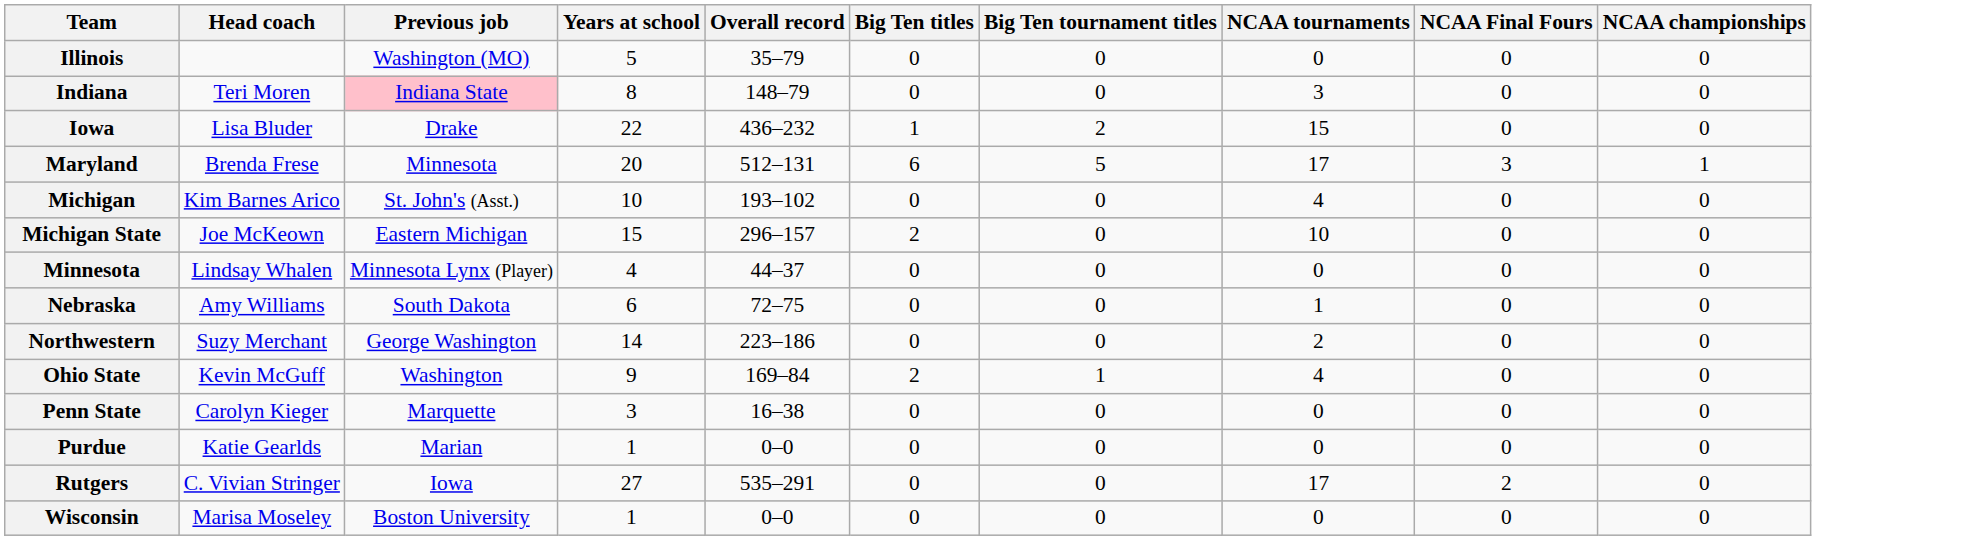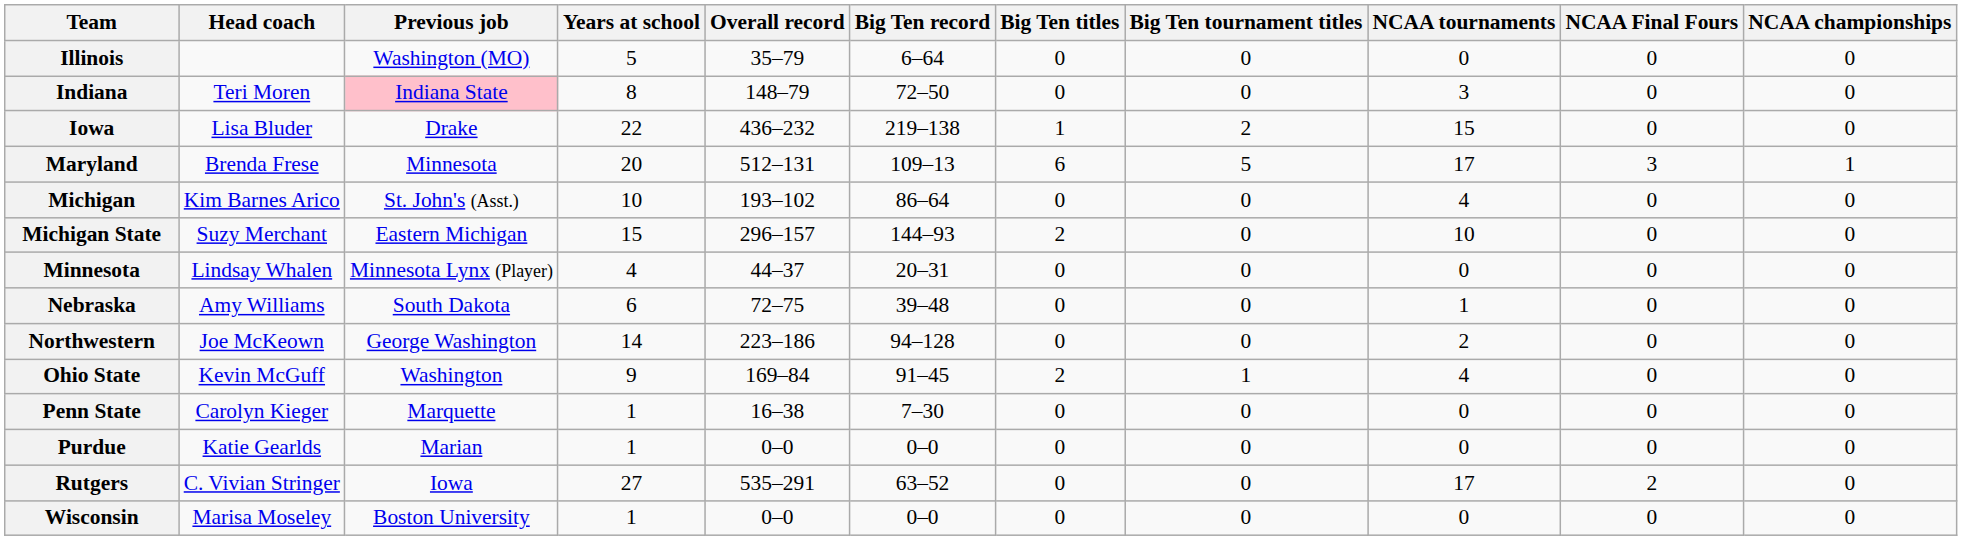+ column: (923, 22)
(262, 234) Joe McKeown -> (262, 234) Suzy Merchant
(262, 341) Suzy Merchant -> (262, 341) Joe McKeown
(631, 411) 3 -> (631, 411) 1
